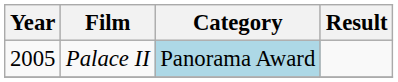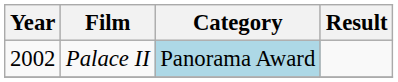(33, 58) 2005 -> (33, 58) 2002
